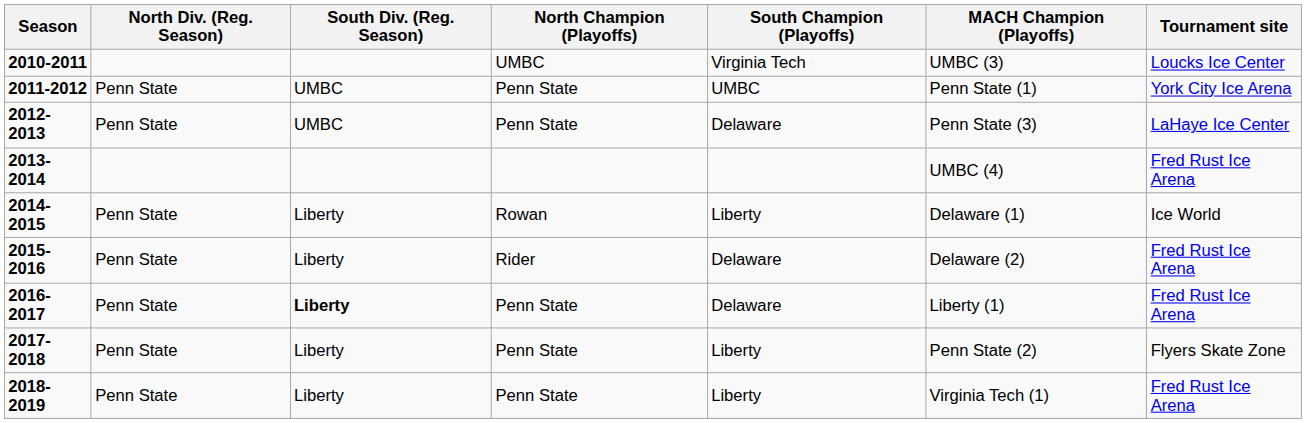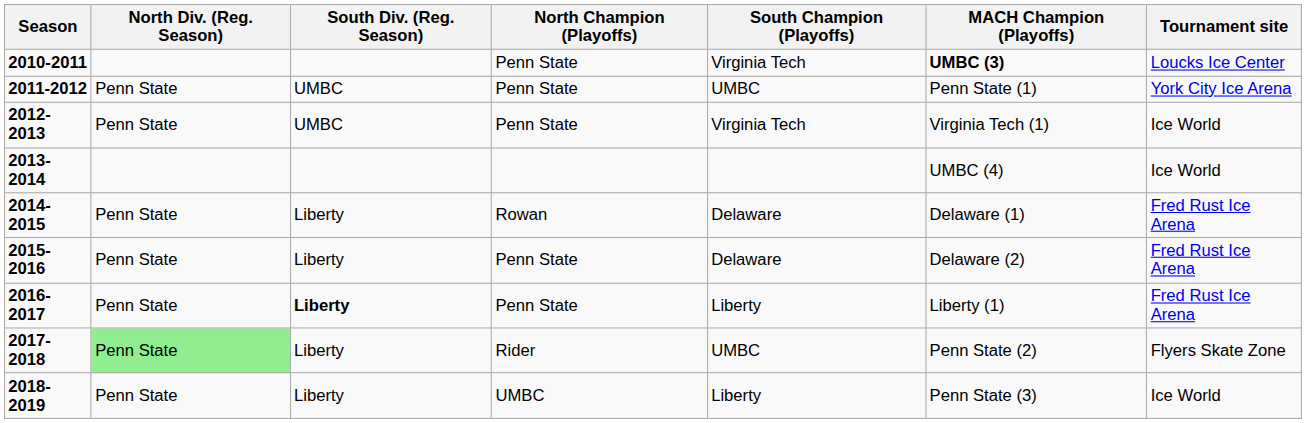(520, 62) UMBC -> (537, 62) Penn State
(967, 62) normal -> (967, 62) bold
(746, 124) Delaware -> (758, 124) Virginia Tech
(983, 124) Penn State (3) -> (989, 124) Virginia Tech (1)
(1220, 124) LaHaye Ice Center -> (1186, 124) Ice World
(1201, 170) Fred Rust Ice Arena -> (1186, 170) Ice World
(736, 215) Liberty -> (746, 215) Delaware
(1186, 215) Ice World -> (1201, 215) Fred Rust Ice Arena
(515, 260) Rider -> (537, 260) Penn State
(746, 305) Delaware -> (736, 305) Liberty
(136, 350) no background -> (136, 350) lightgreen background
(537, 350) Penn State -> (515, 350) Rider
(736, 350) Liberty -> (736, 350) UMBC
(537, 395) Penn State -> (520, 395) UMBC
(989, 395) Virginia Tech (1) -> (983, 395) Penn State (3)
(1201, 395) Fred Rust Ice Arena -> (1186, 395) Ice World
